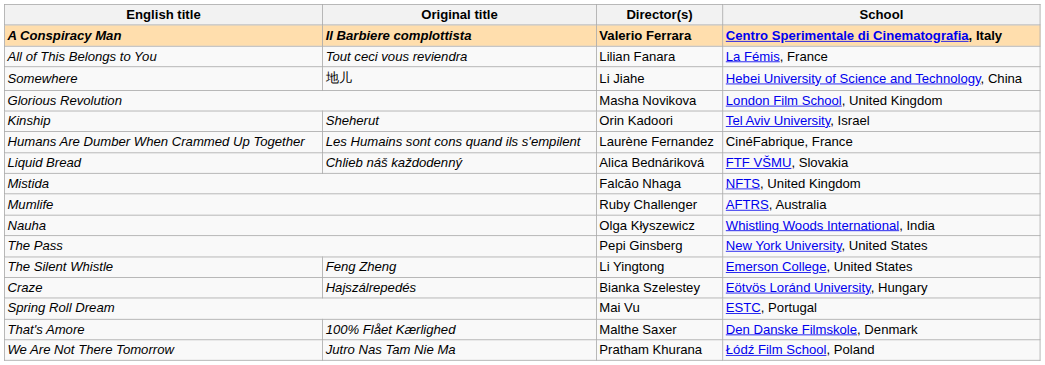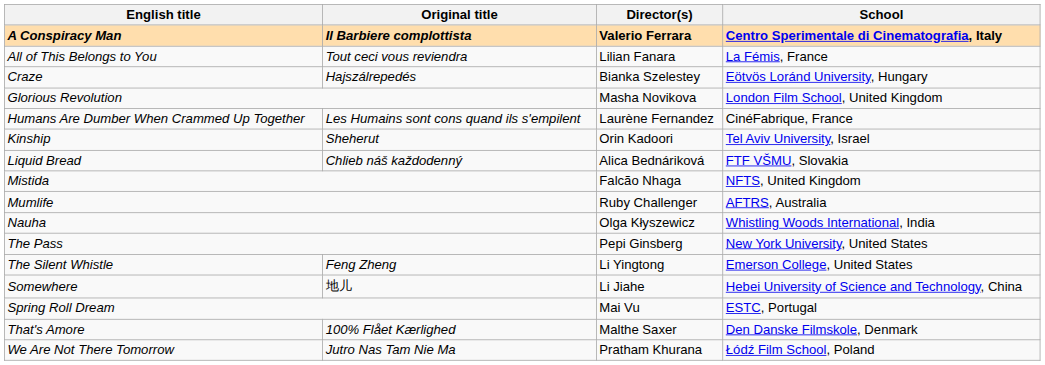rows swapped: (25, 287) <-> (42, 78)
rows swapped: (156, 142) <-> (29, 121)
